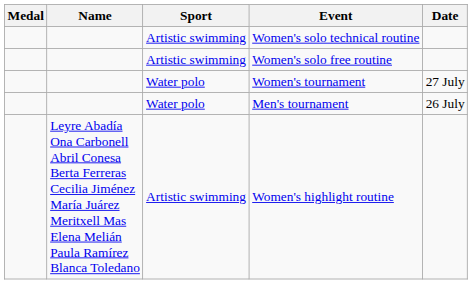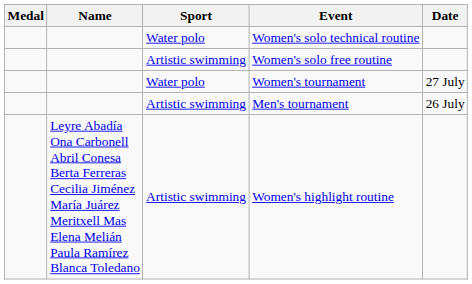(196, 37) Artistic swimming -> (175, 37) Water polo
(175, 103) Water polo -> (196, 103) Artistic swimming
